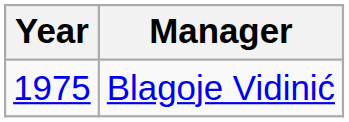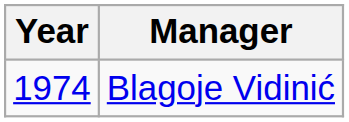(52, 87) 1975 -> (52, 87) 1974
